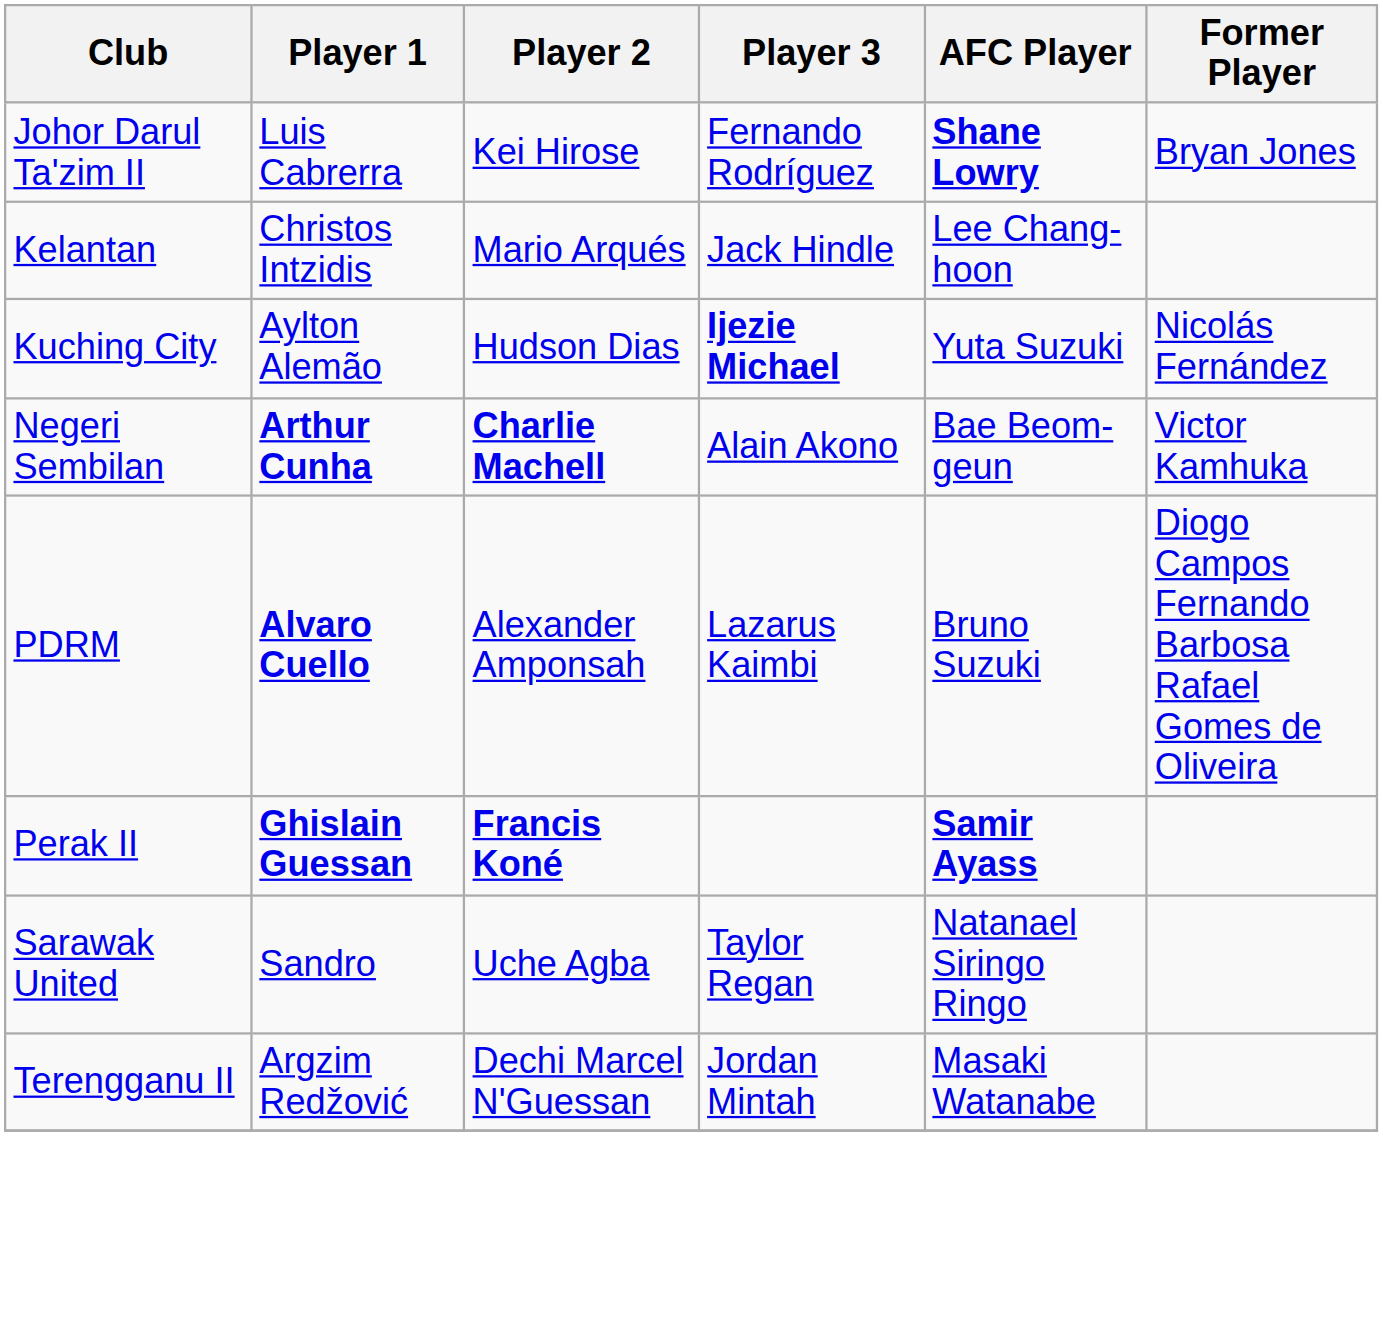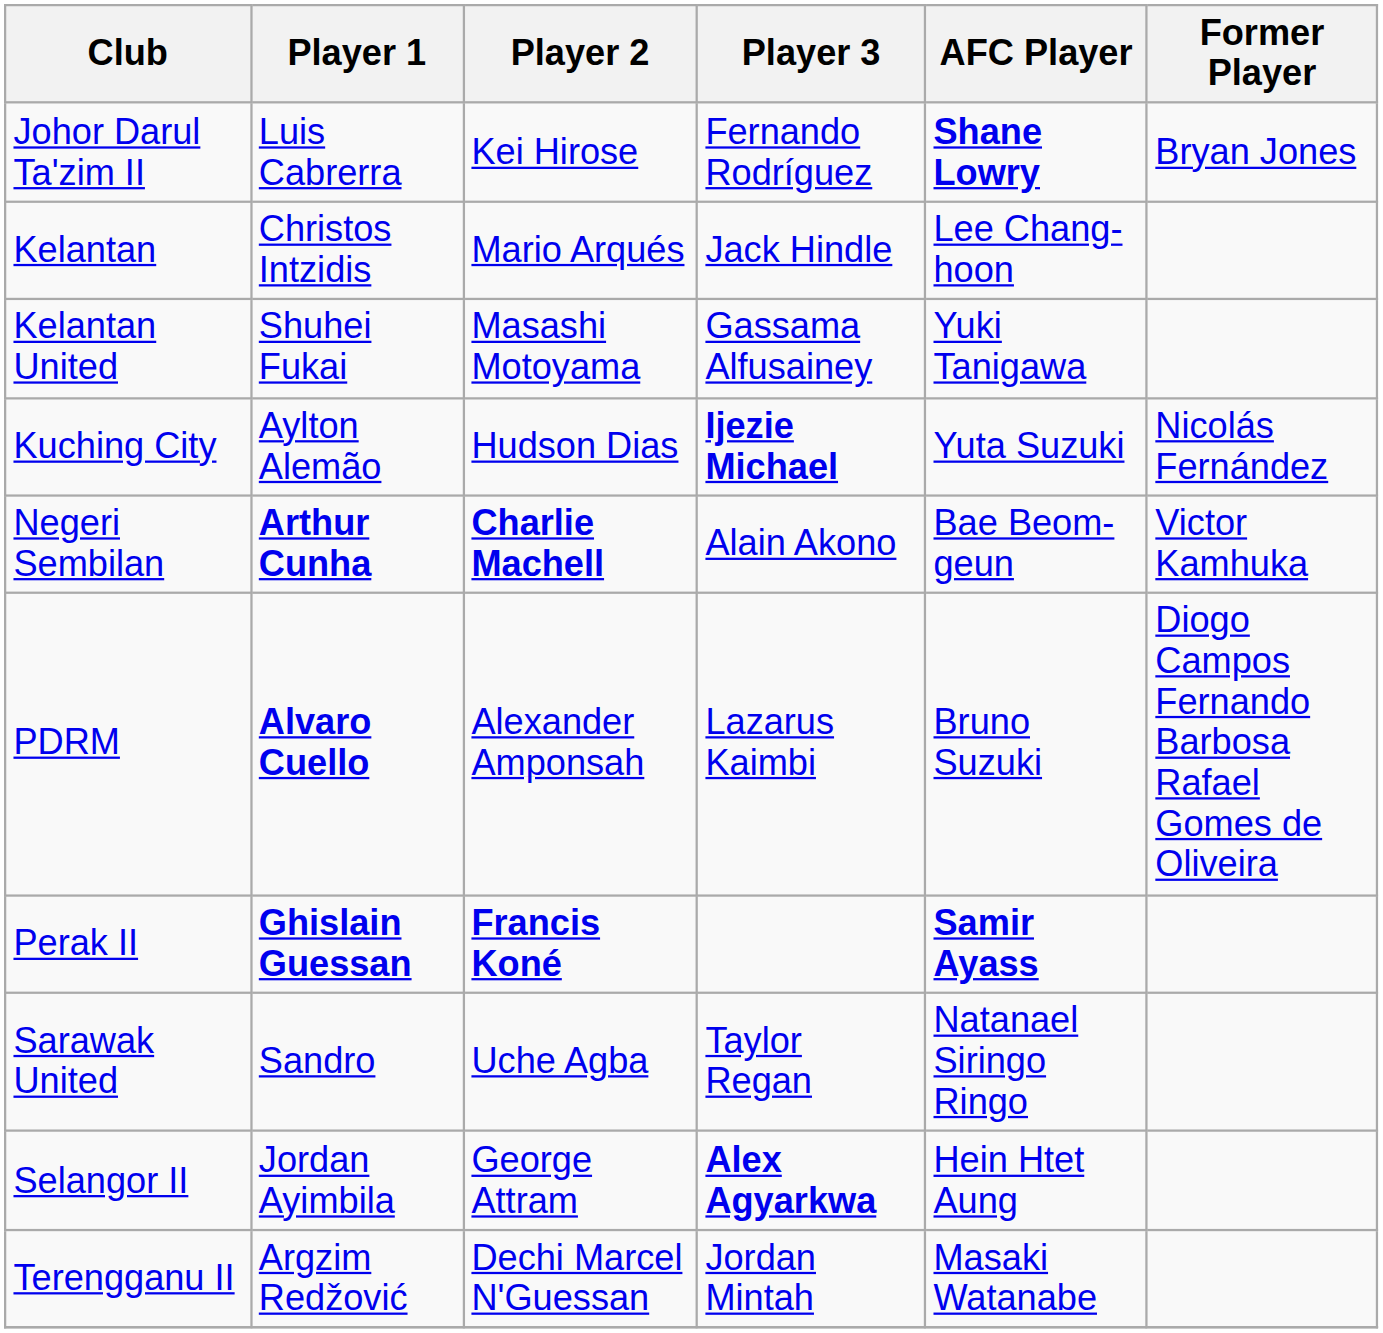+ row: (85, 347)
+ row: (101, 1179)
